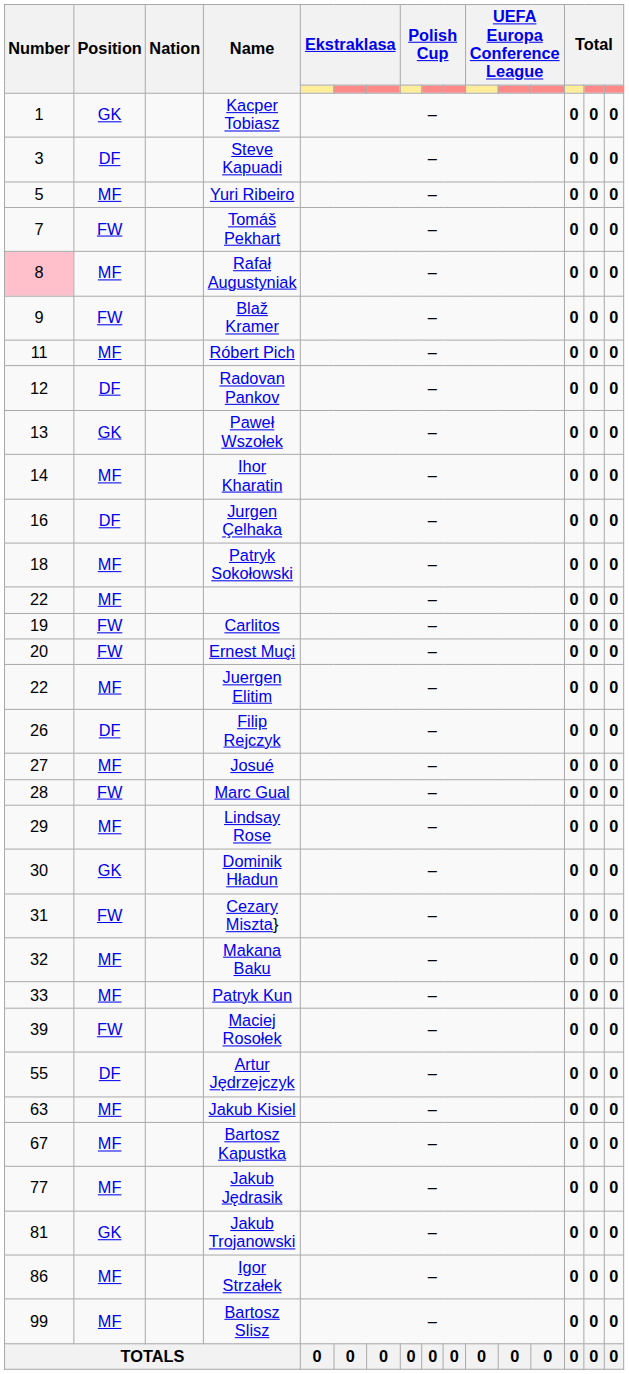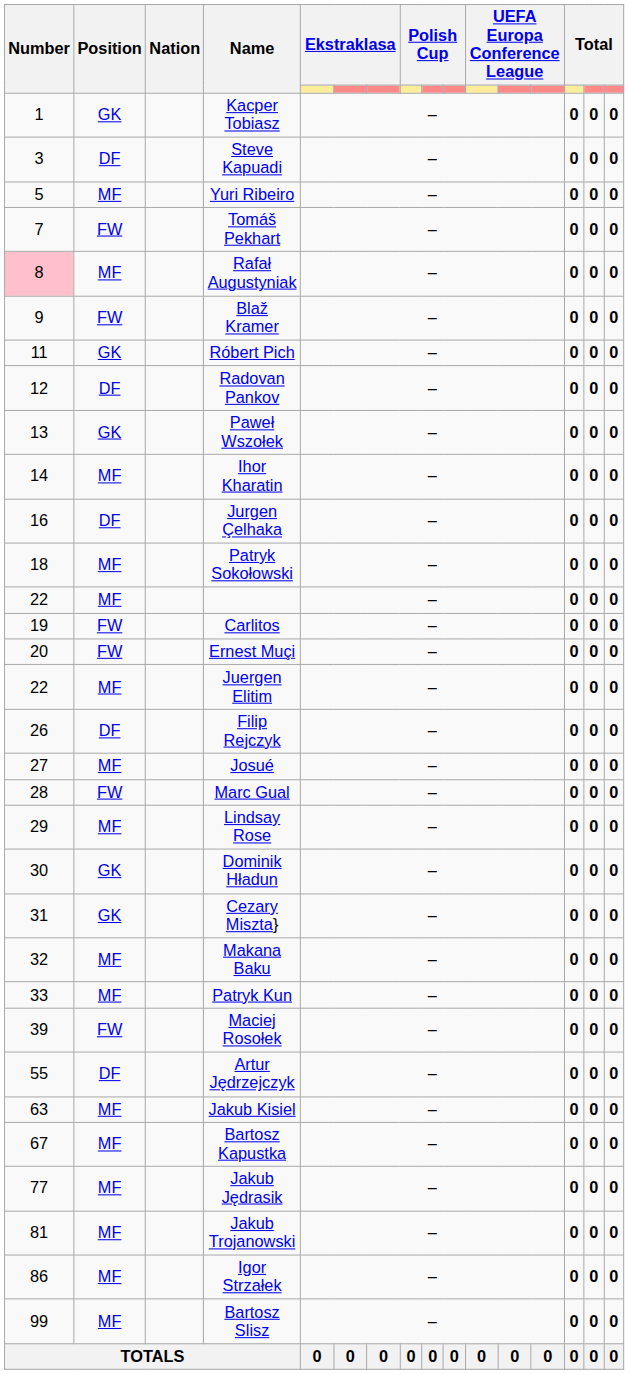(110, 353) MF -> (110, 353) GK
(110, 915) FW -> (110, 915) GK
(110, 1232) GK -> (110, 1232) MF
